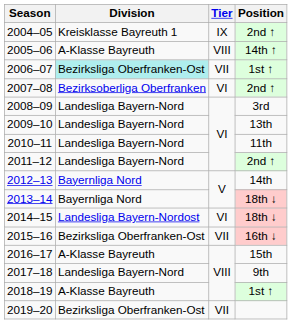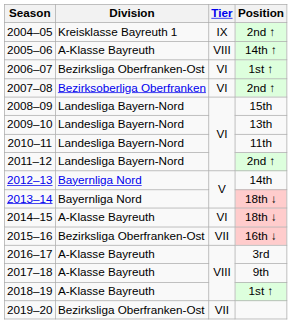(131, 69) paleturquoise background -> (131, 69) no background
(222, 69) VII -> (222, 69) VI
(261, 106) 3rd -> (261, 106) 15th
(129, 217) Landesliga Bayern-Nordost -> (106, 217) A-Klasse Bayreuth
(261, 254) 15th -> (261, 254) 3rd
(121, 273) Landesliga Bayern-Nord -> (106, 273) A-Klasse Bayreuth
